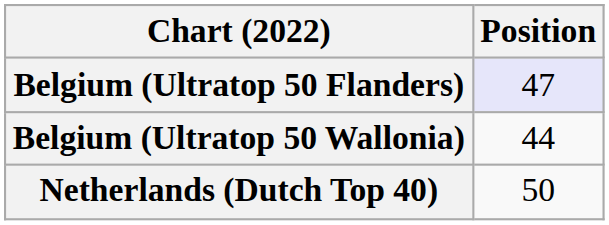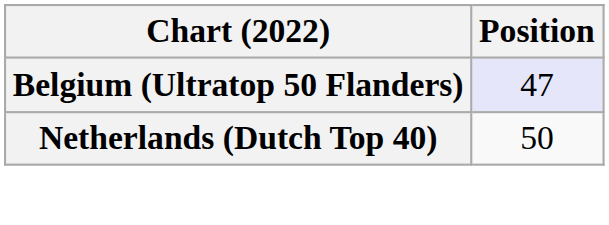- row: (239, 137)
